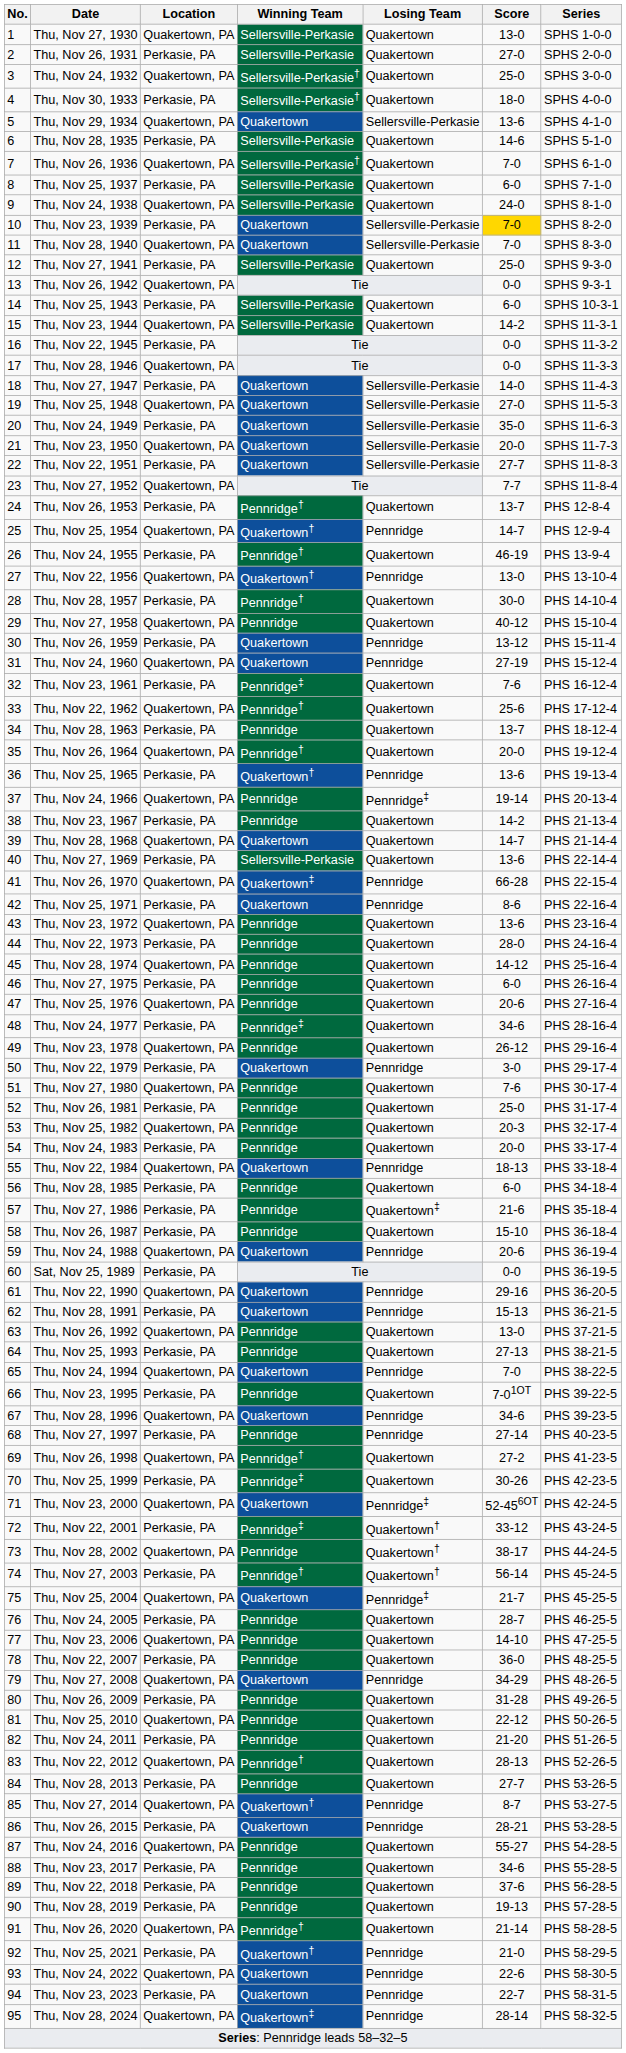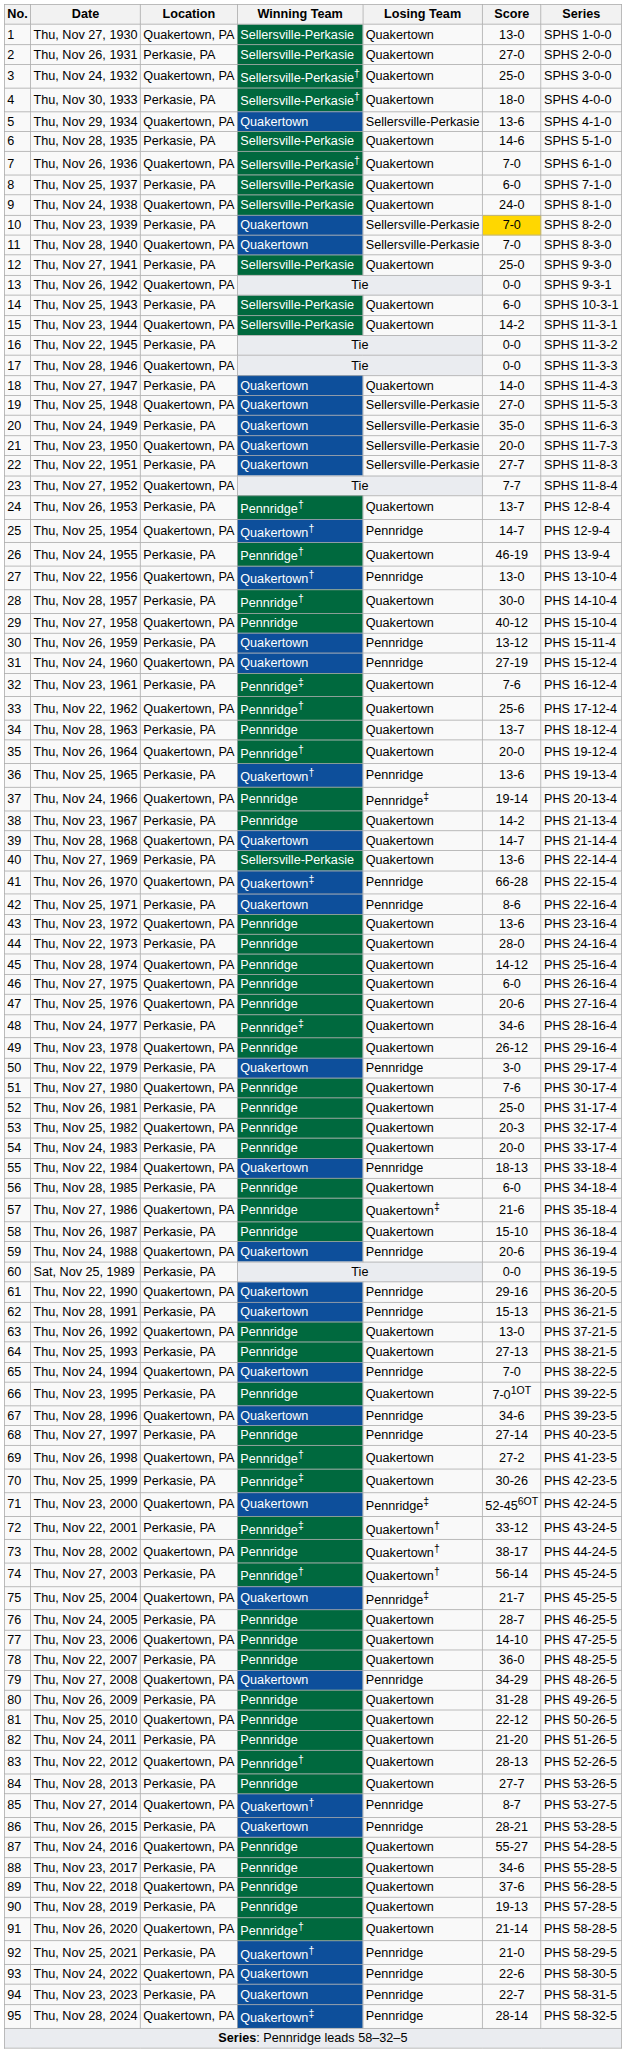(423, 385) Sellersville-Perkasie -> (400, 385) Quakertown
(179, 984) Perkasie, PA -> (189, 984) Quakertown, PA
(179, 1210) Perkasie, PA -> (189, 1210) Quakertown, PA
(179, 1887) Perkasie, PA -> (189, 1887) Quakertown, PA
